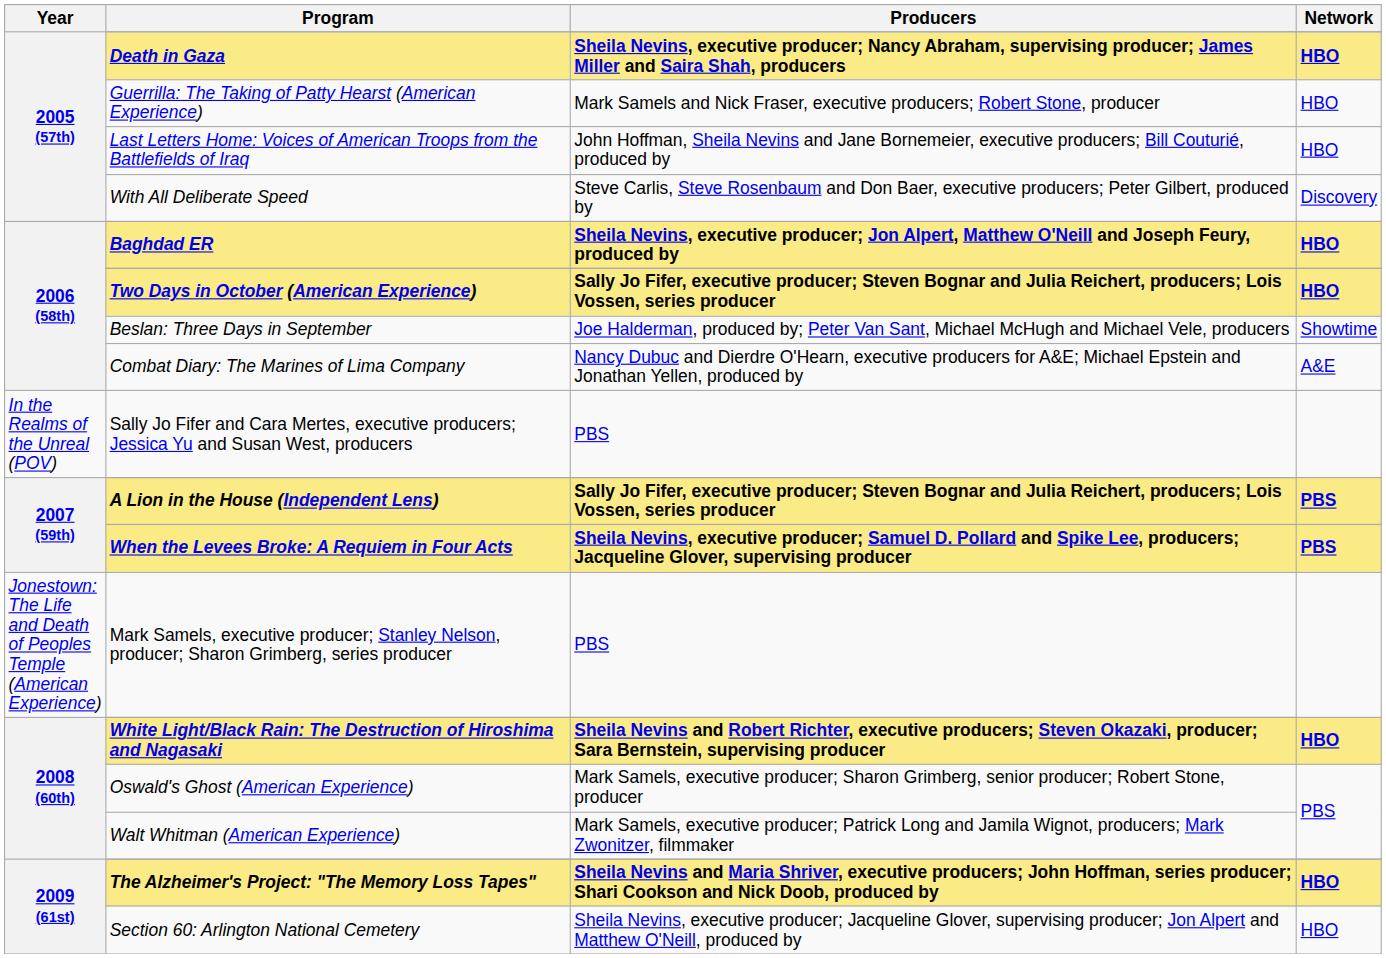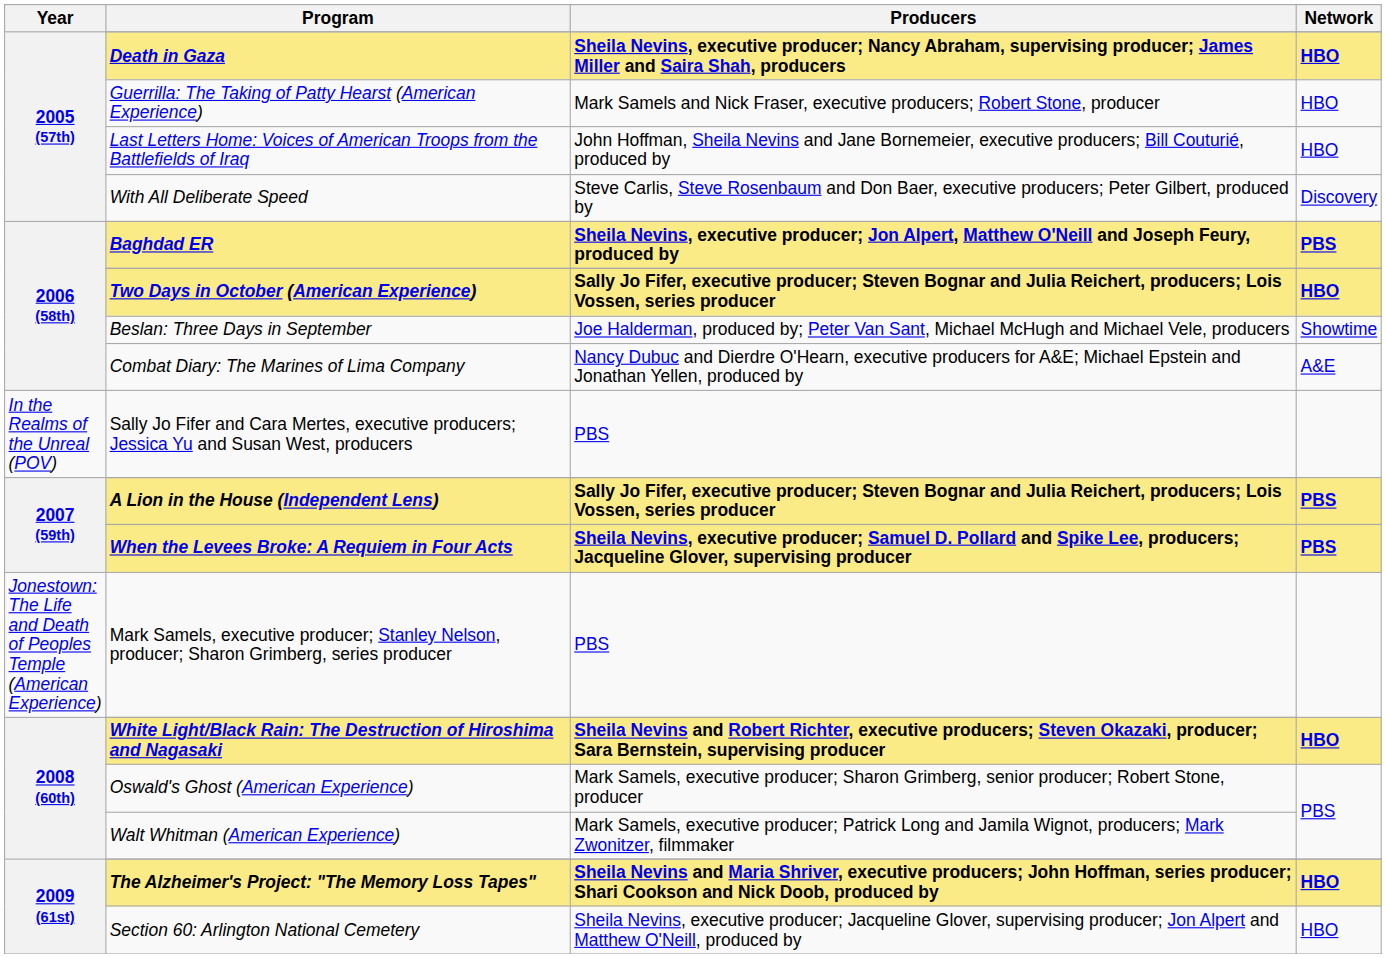(1320, 244) HBO -> (1319, 244) PBS
